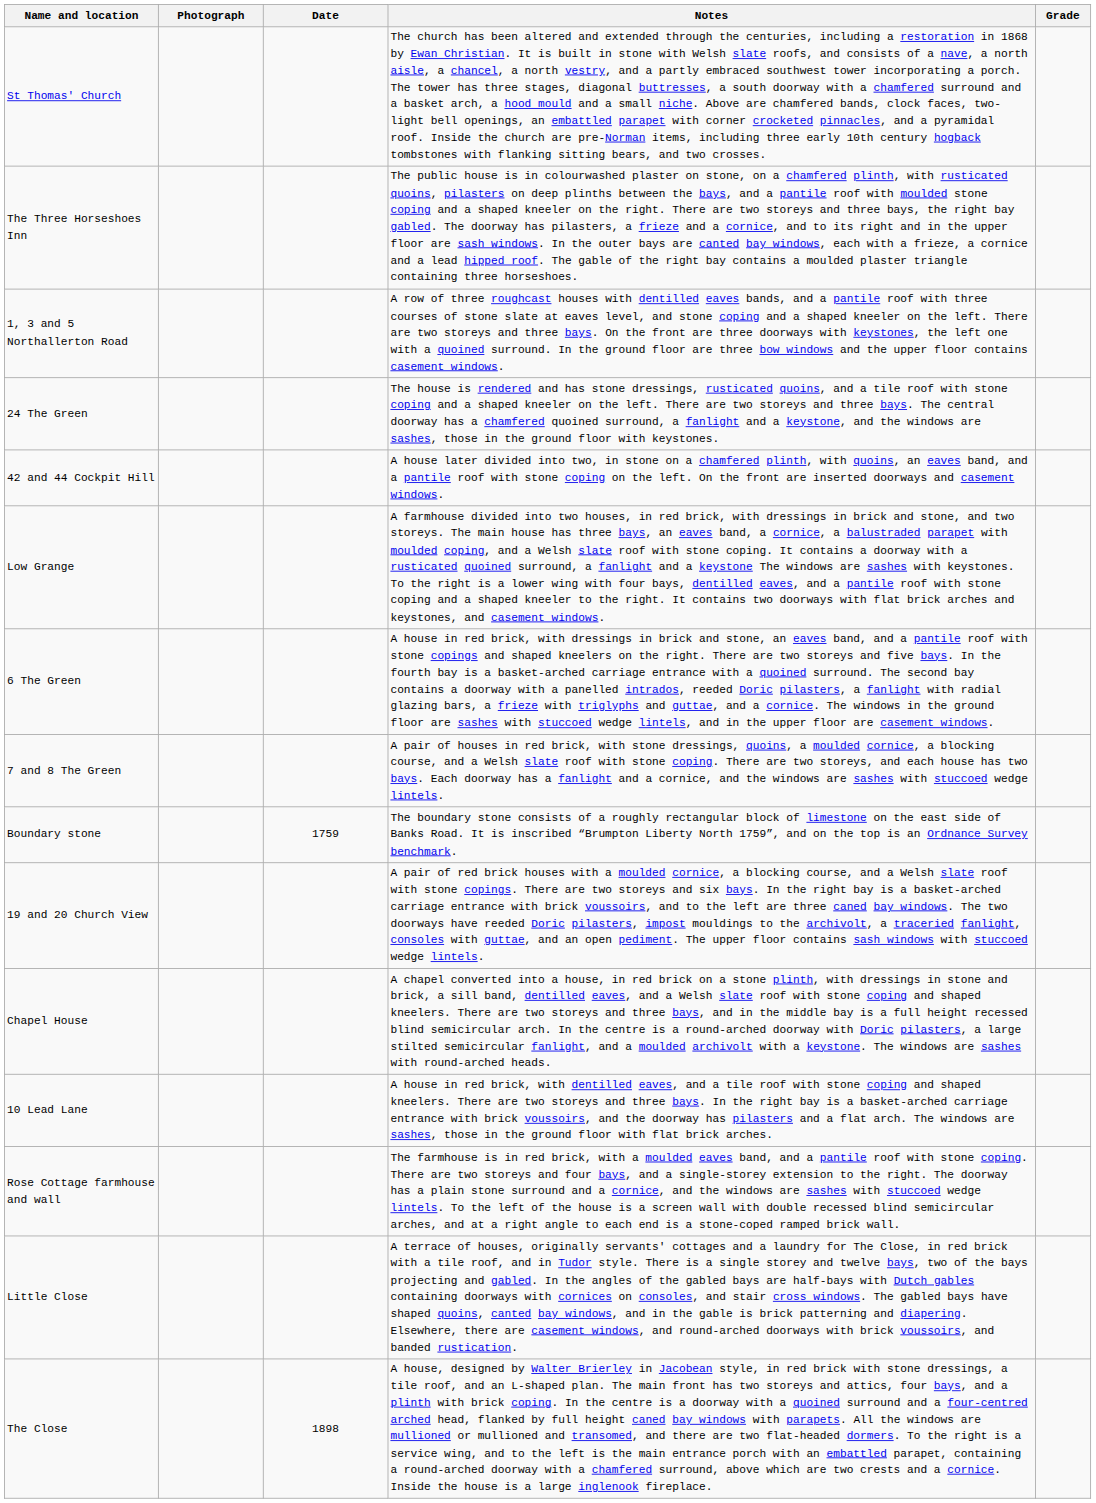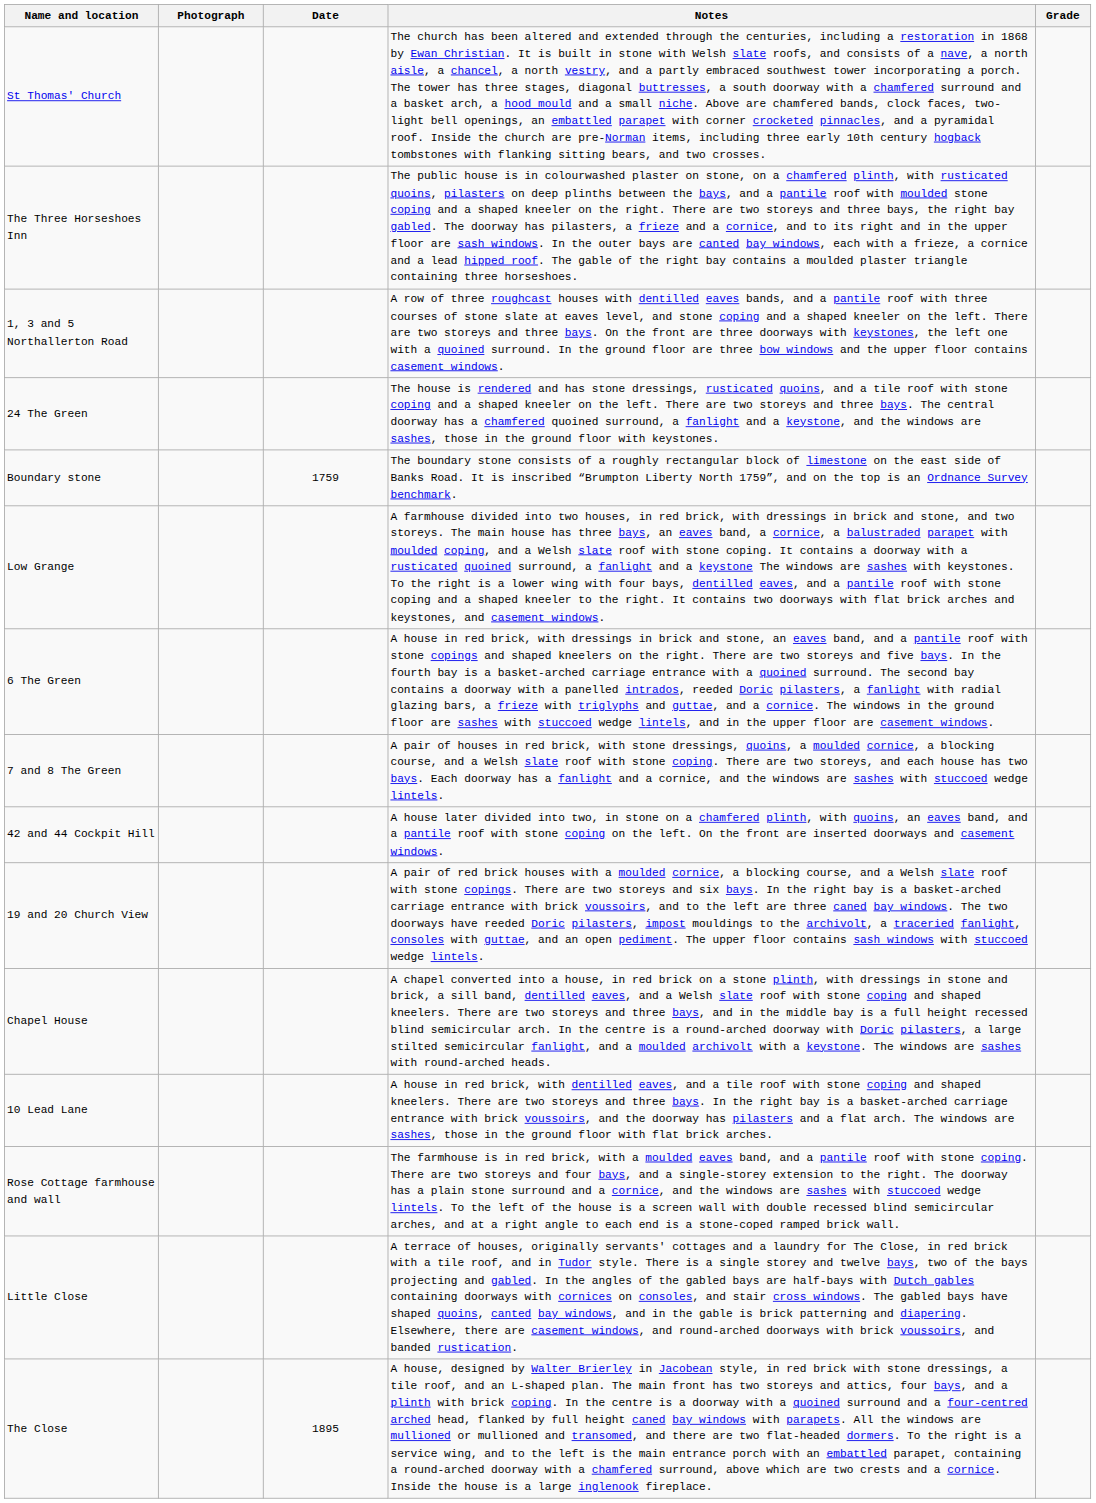rows swapped: (81, 478) <-> (54, 835)
(326, 1428) 1898 -> (326, 1428) 1895
